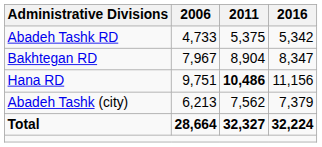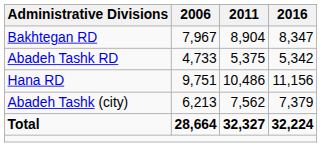rows swapped: (63, 37) <-> (52, 59)
(244, 80) bold -> (244, 80) normal
